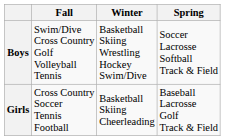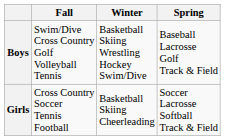(189, 52) Soccer Lacrosse Softball Track & Field -> (189, 52) Baseball Lacrosse Golf Track & Field
(189, 110) Baseball Lacrosse Golf Track & Field -> (189, 110) Soccer Lacrosse Softball Track & Field
